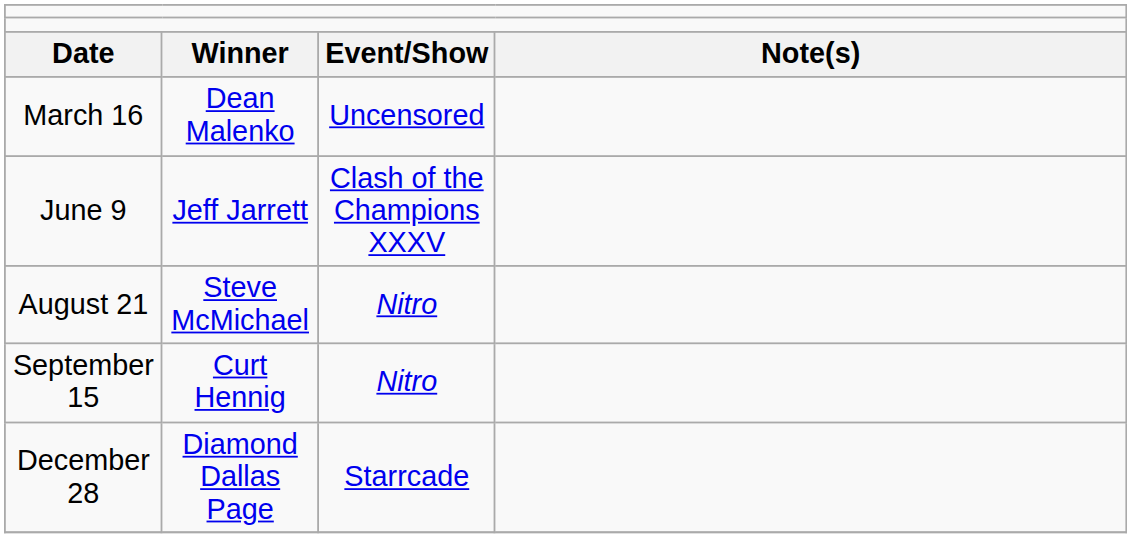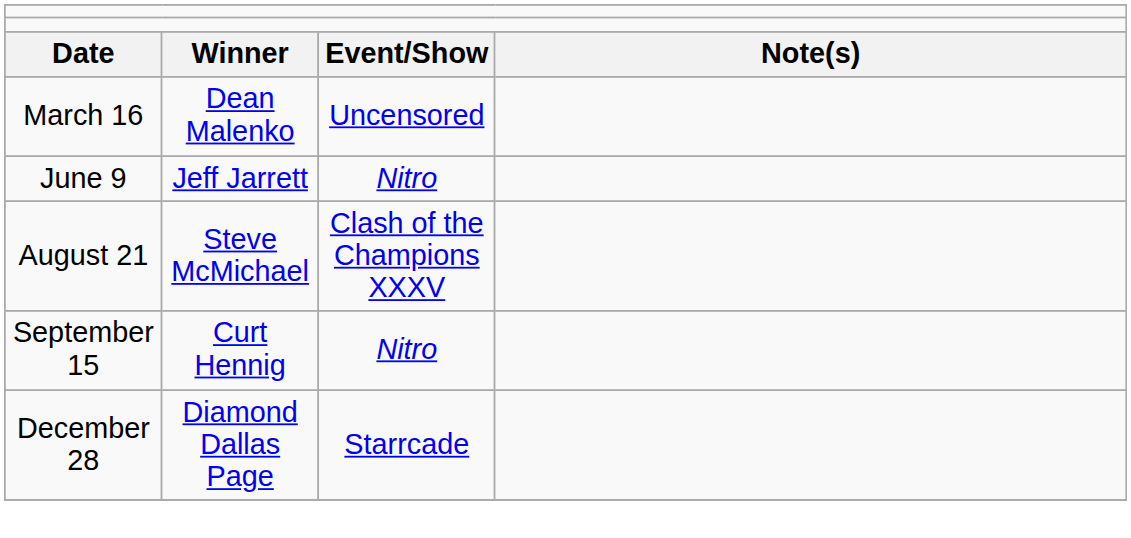(407, 210) Clash of the Champions XXXV -> (407, 177) Nitro
(407, 304) Nitro -> (407, 255) Clash of the Champions XXXV
